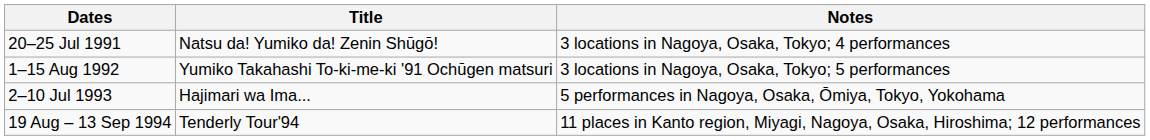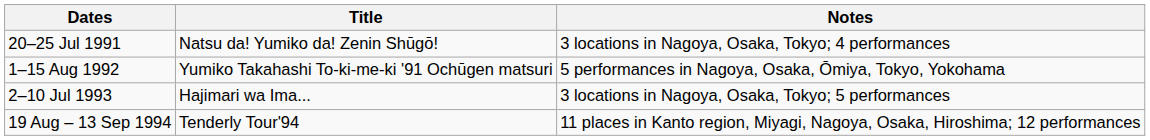(755, 69) 3 locations in Nagoya, Osaka, Tokyo; 5 performances -> (783, 69) 5 performances in Nagoya, Osaka, Ōmiya, Tokyo, Yokohama
(783, 95) 5 performances in Nagoya, Osaka, Ōmiya, Tokyo, Yokohama -> (755, 95) 3 locations in Nagoya, Osaka, Tokyo; 5 performances
